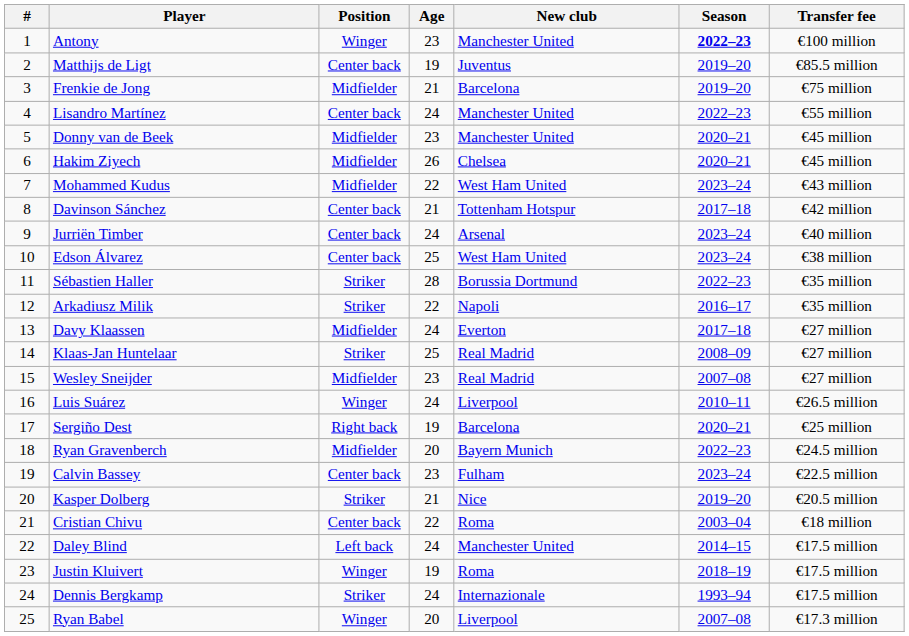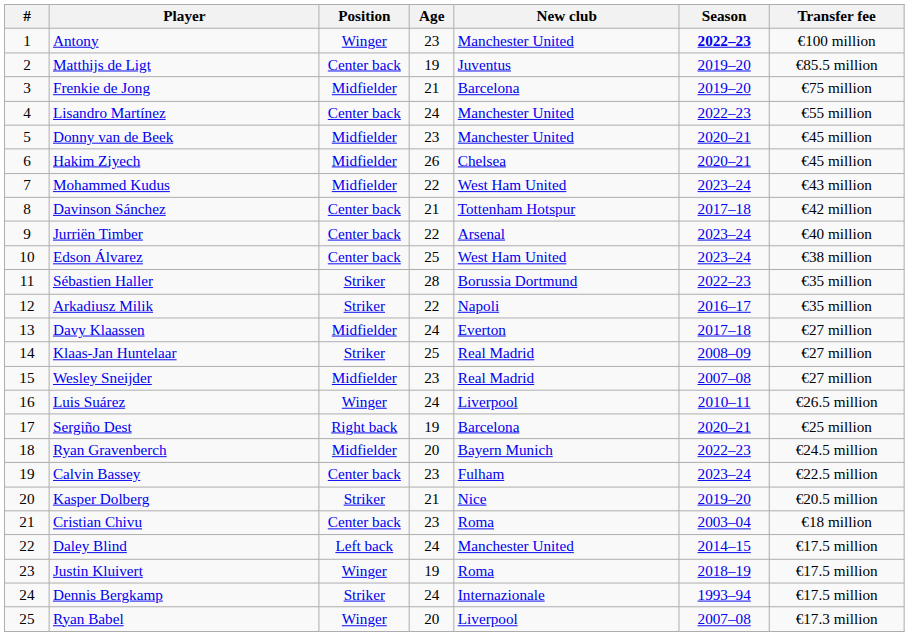(432, 233) 24 -> (432, 233) 22
(432, 522) 22 -> (432, 522) 23
